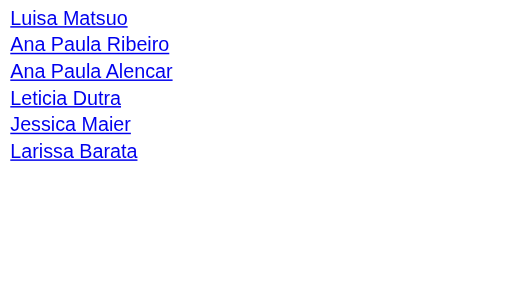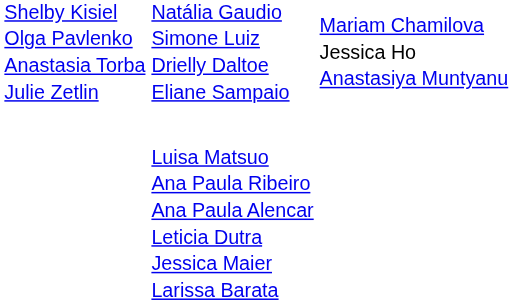+ row: (75, 52)
